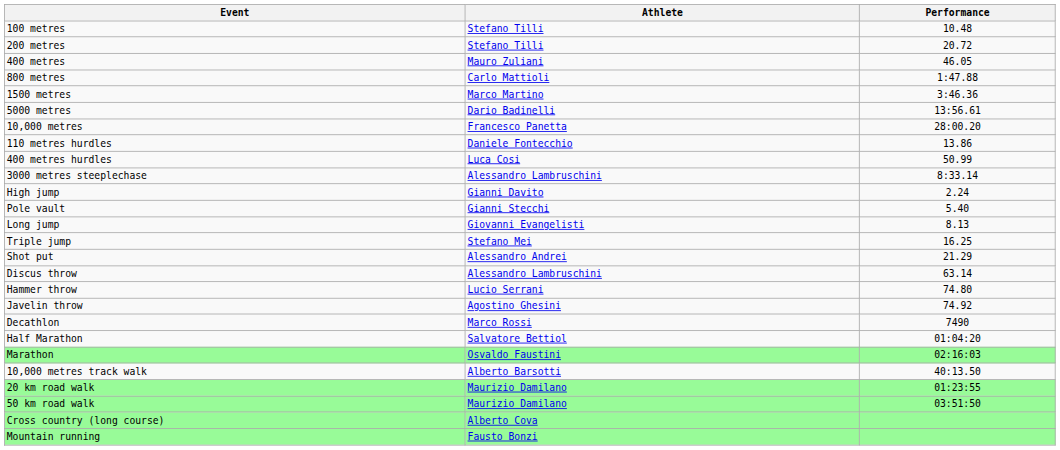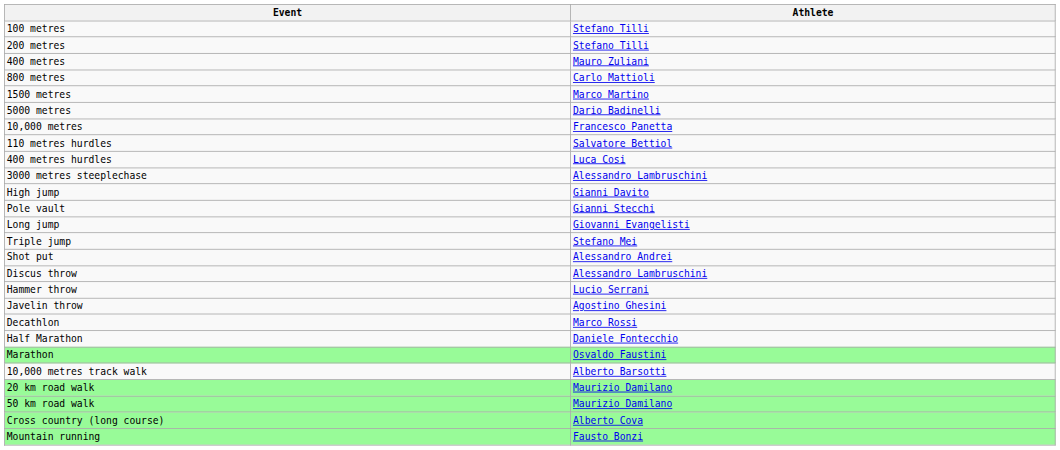- column: (958, 12)
(520, 143) Daniele Fontecchio -> (623, 143) Salvatore Bettiol
(517, 339) Salvatore Bettiol -> (626, 339) Daniele Fontecchio
